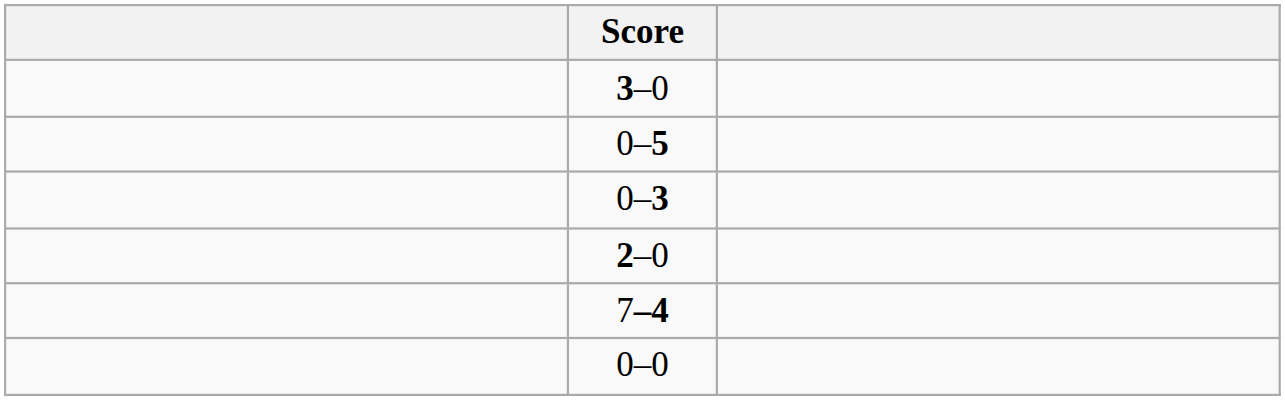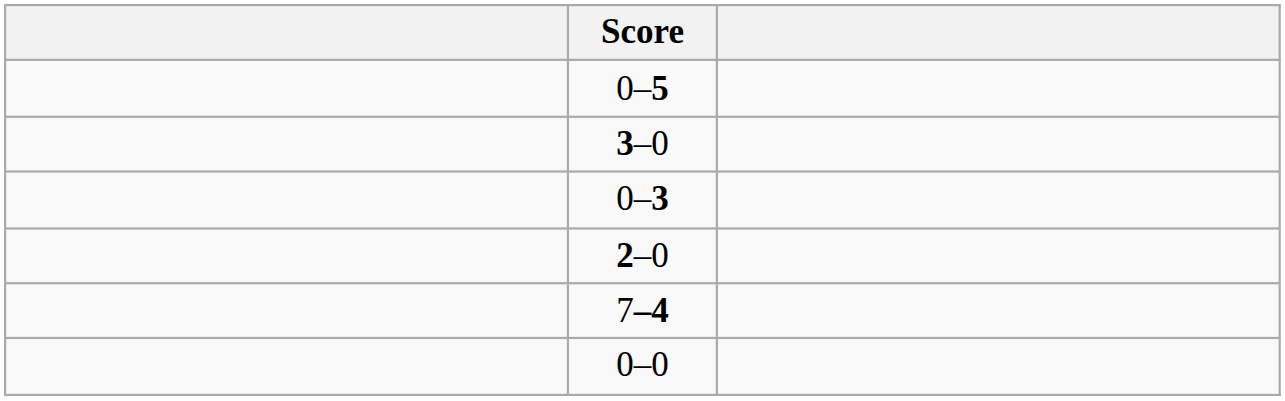rows swapped: (643, 143) <-> (643, 87)
